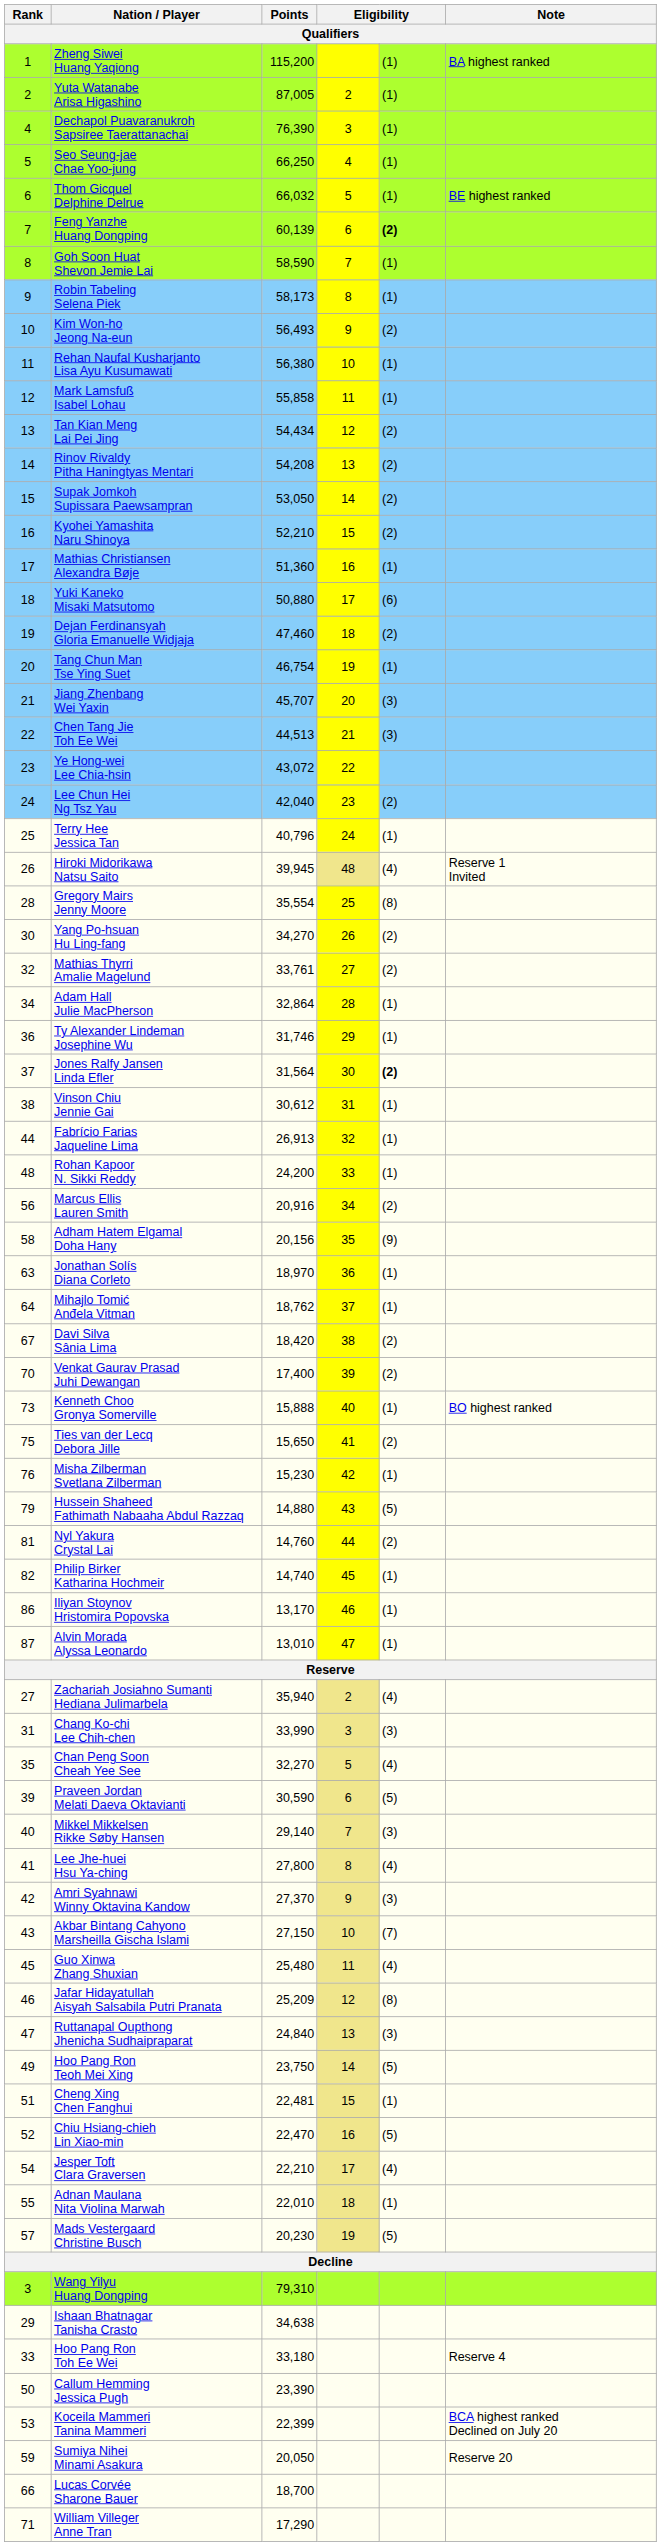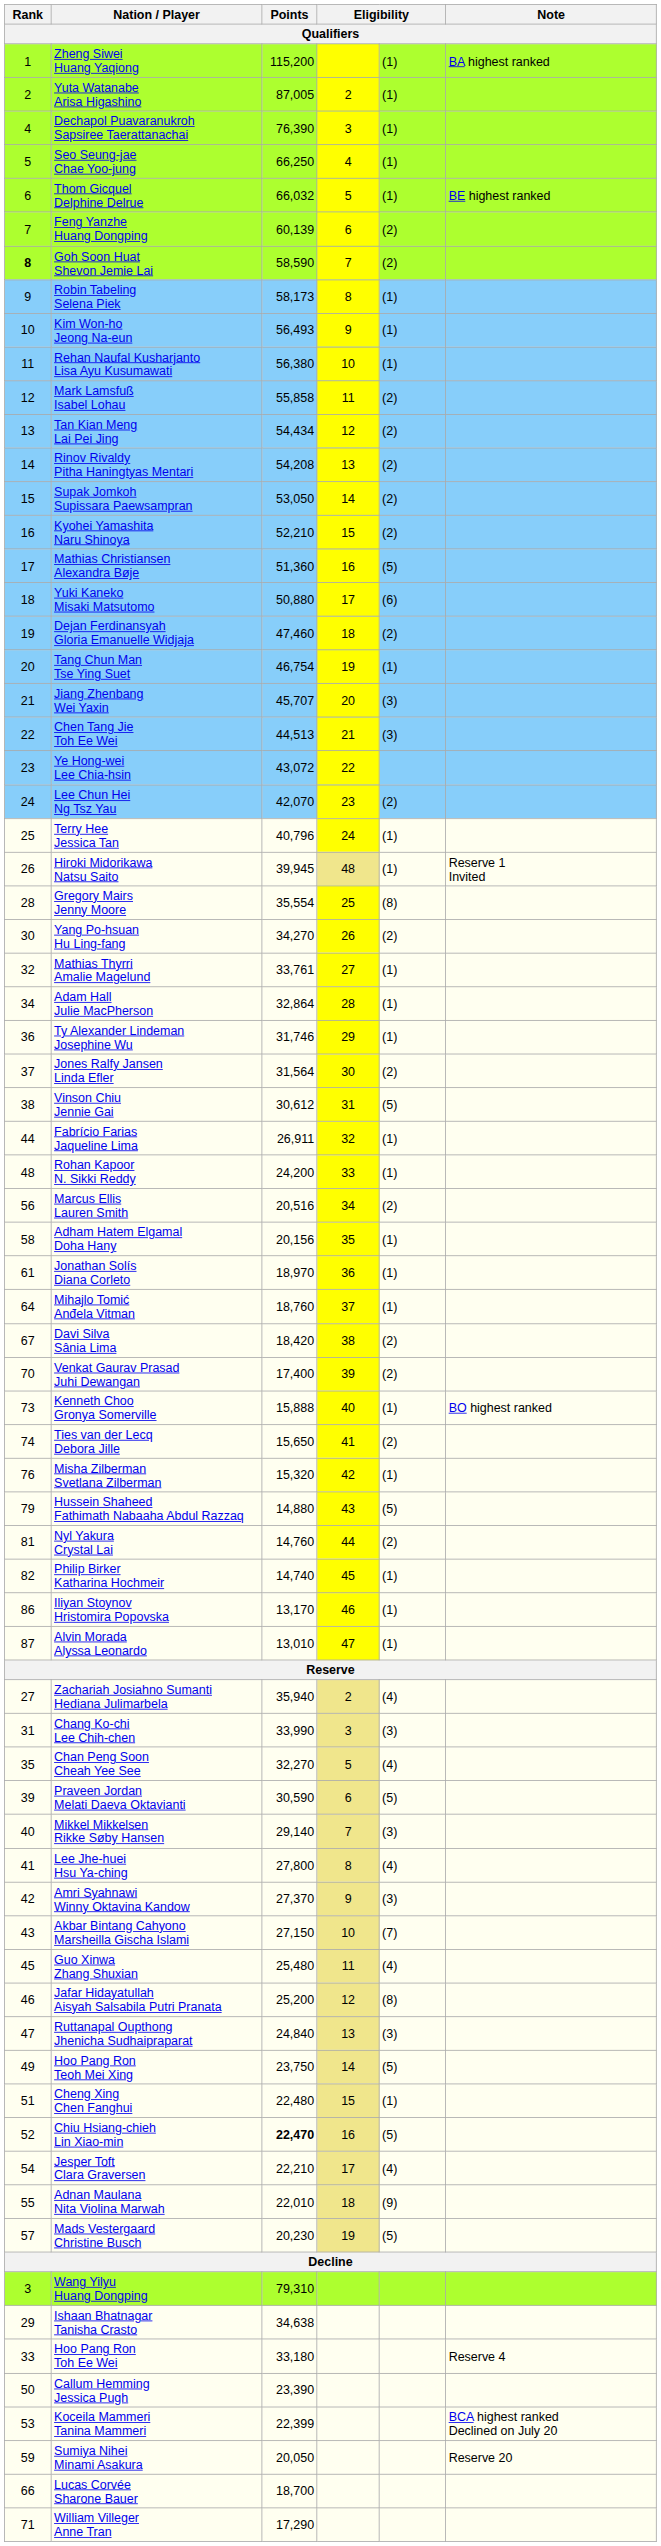(390, 229) bold -> (390, 229) normal
(28, 263) normal -> (28, 263) bold
(390, 263) (1) -> (390, 263) (2)
(390, 330) (2) -> (390, 330) (1)
(390, 398) (1) -> (390, 398) (2)
(390, 566) (1) -> (390, 566) (5)
(295, 802) 42,040 -> (295, 802) 42,070
(390, 869) (4) -> (390, 869) (1)
(390, 970) (2) -> (390, 970) (1)
(390, 1071) bold -> (390, 1071) normal
(390, 1105) (1) -> (390, 1105) (5)
(295, 1138) 26,913 -> (296, 1138) 26,911
(295, 1206) 20,916 -> (295, 1206) 20,516
(390, 1239) (9) -> (390, 1239) (1)
(28, 1273) 63 -> (28, 1273) 61
(295, 1307) 18,762 -> (295, 1307) 18,760
(28, 1441) 75 -> (28, 1441) 74
(295, 1475) 15,230 -> (295, 1475) 15,320
(295, 2000) 25,209 -> (295, 2000) 25,200
(295, 2101) 22,481 -> (295, 2101) 22,480
(295, 2135) normal -> (295, 2135) bold
(390, 2202) (1) -> (390, 2202) (9)
